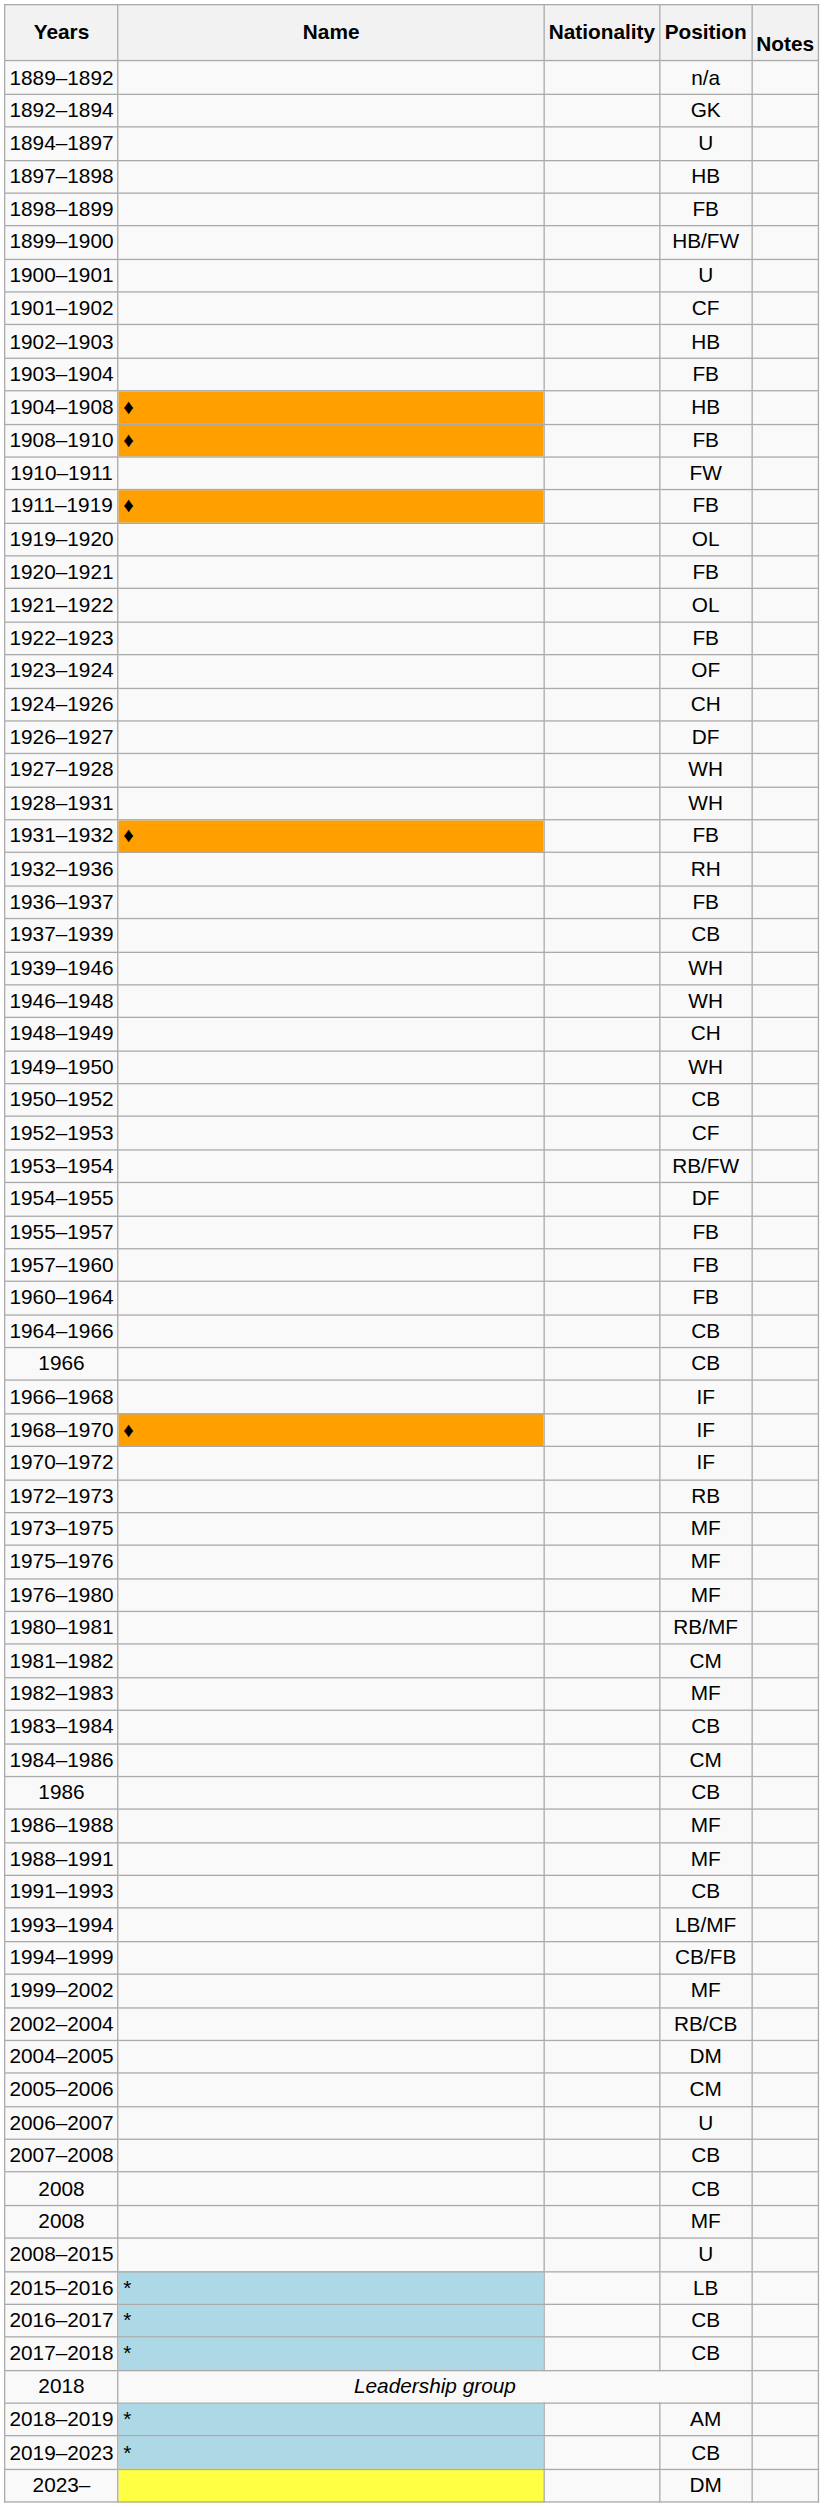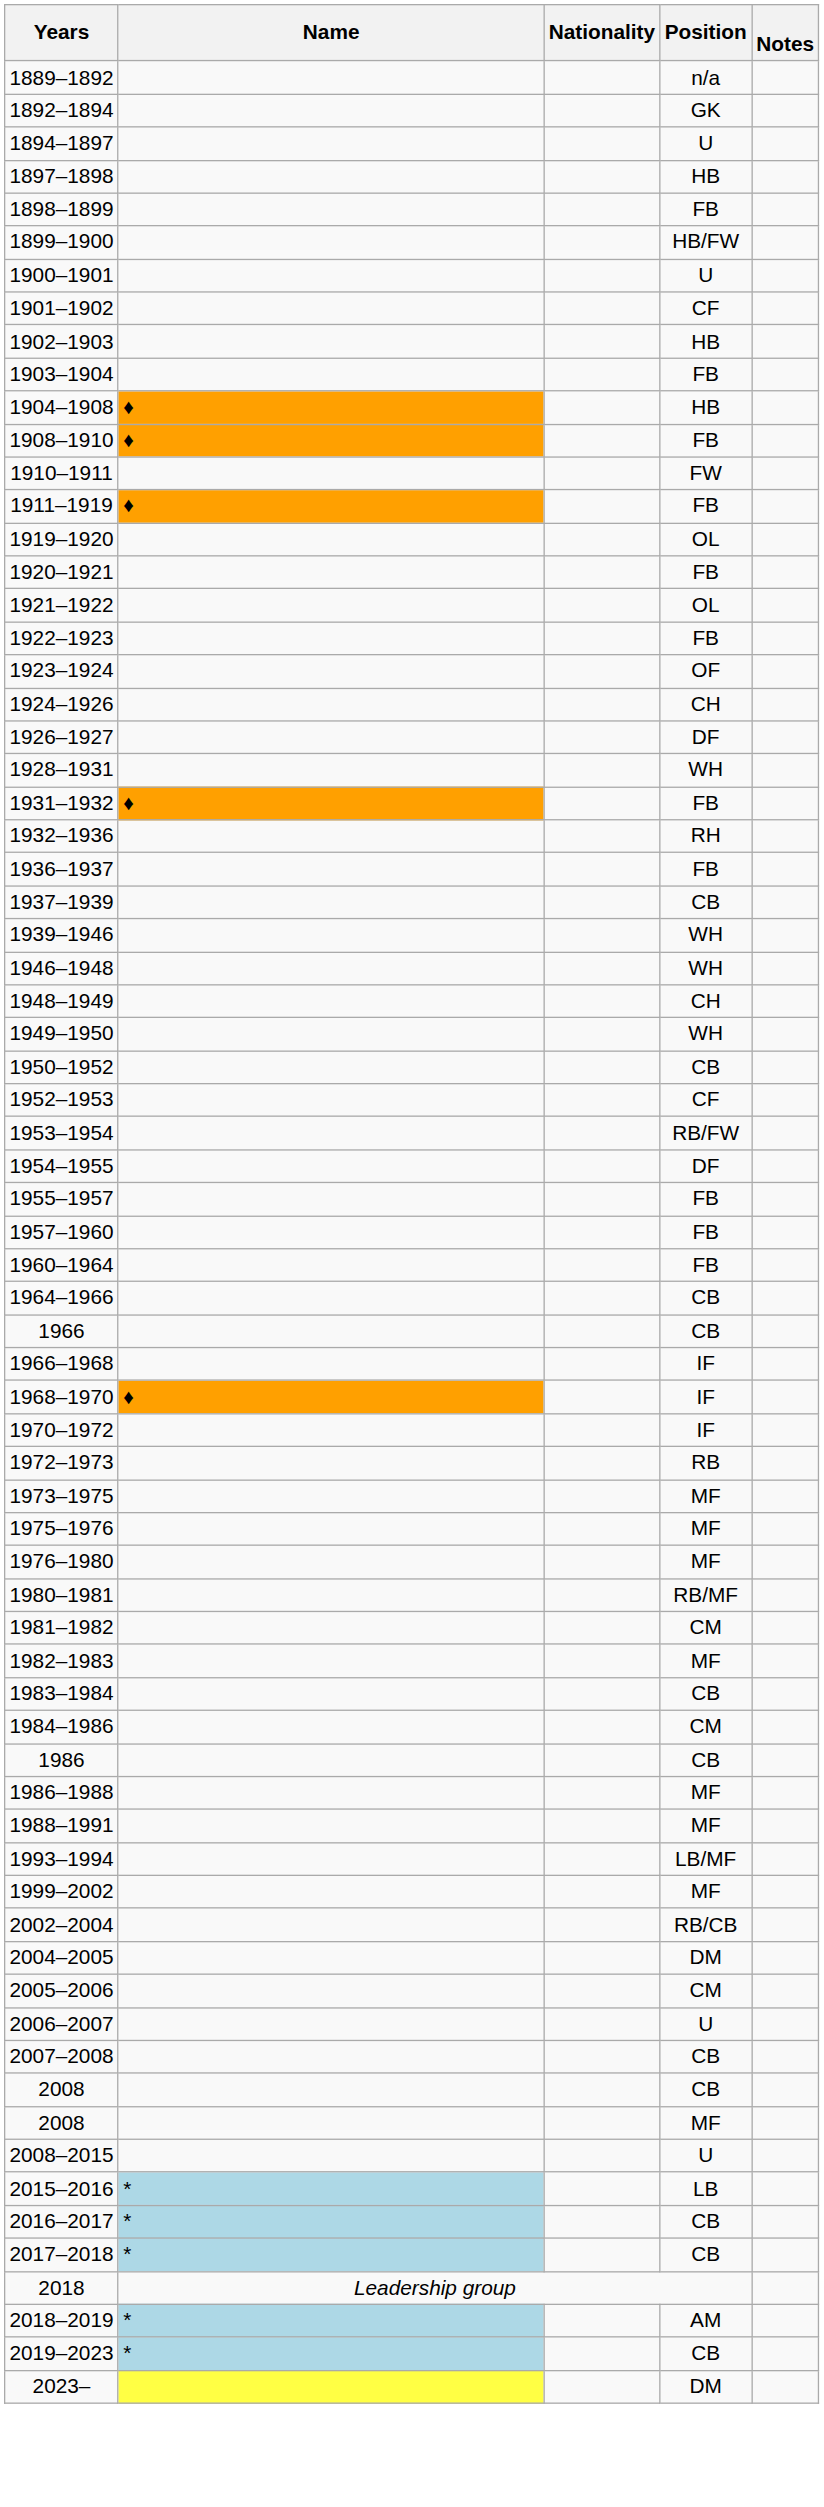- row: (62, 770)
- row: (62, 1891)
- row: (62, 1957)
